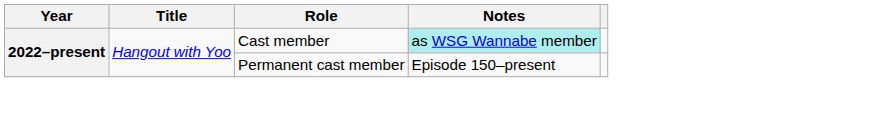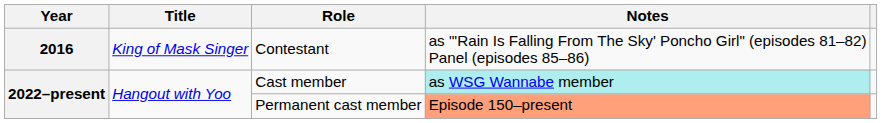+ row: (292, 49)
(483, 64) no background -> (500, 105) lightsalmon background
